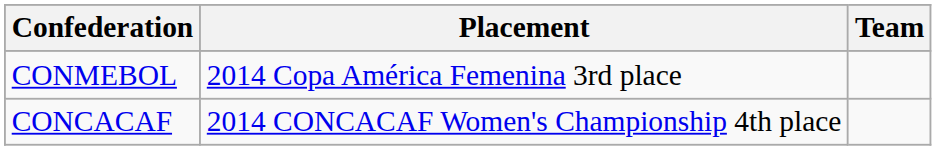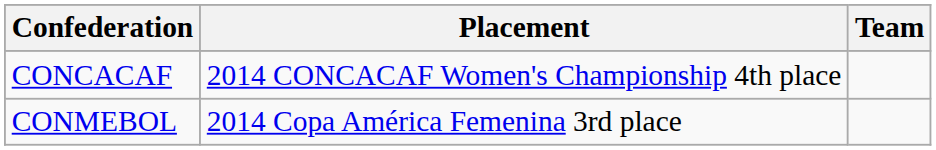rows swapped: (94, 74) <-> (92, 121)
